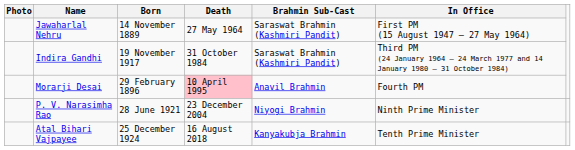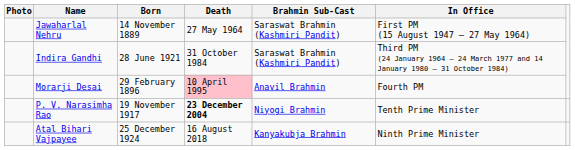(147, 58) 19 November 1917 -> (150, 58) 28 June 1921
(150, 110) 28 June 1921 -> (147, 110) 19 November 1917
(215, 110) normal -> (215, 110) bold
(428, 110) Ninth Prime Minister -> (428, 110) Tenth Prime Minister
(428, 134) Tenth Prime Minister -> (428, 134) Ninth Prime Minister
